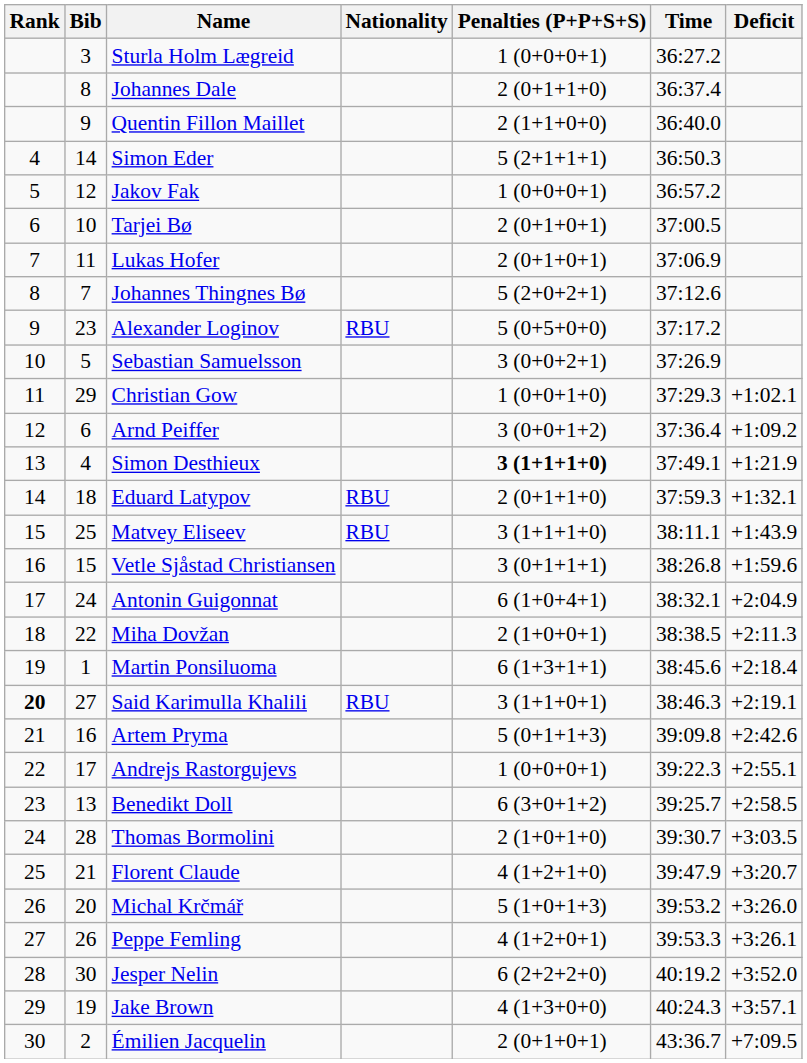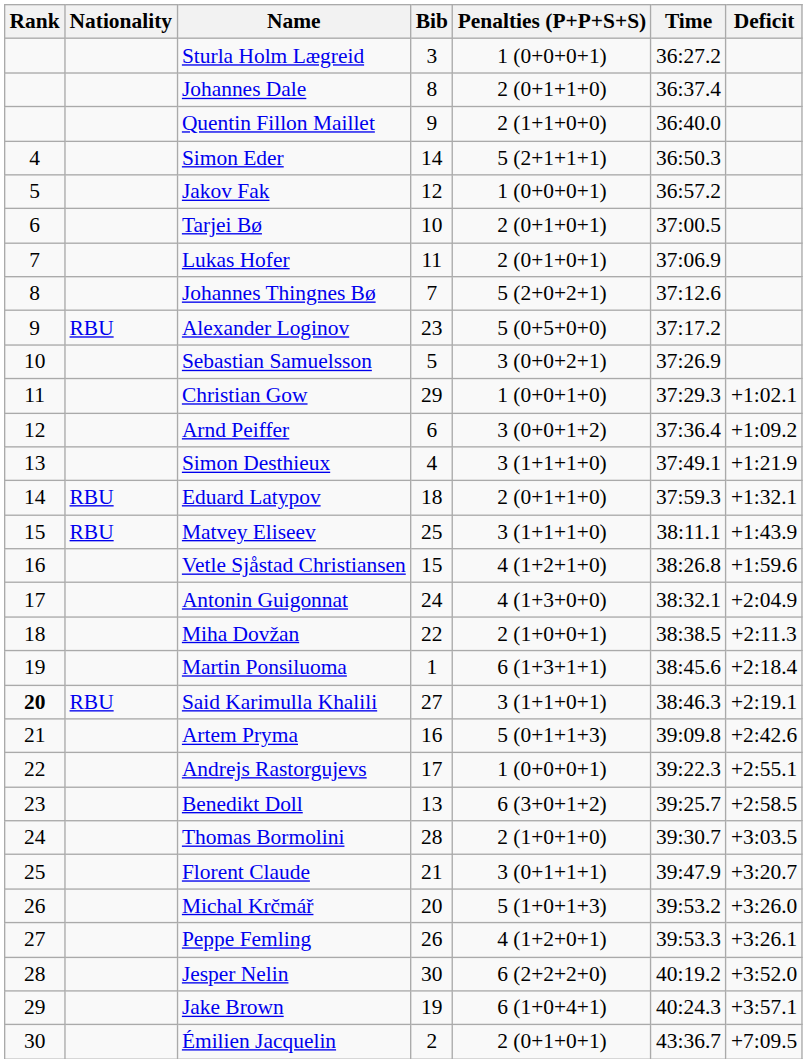columns swapped: (86, 21) <-> (397, 21)
(552, 463) bold -> (552, 463) normal
(552, 565) 3 (0+1+1+1) -> (552, 565) 4 (1+2+1+0)
(552, 599) 6 (1+0+4+1) -> (552, 599) 4 (1+3+0+0)
(552, 871) 4 (1+2+1+0) -> (552, 871) 3 (0+1+1+1)
(552, 1007) 4 (1+3+0+0) -> (552, 1007) 6 (1+0+4+1)
